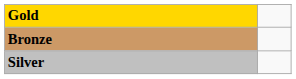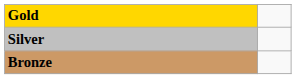rows swapped: (26, 62) <-> (30, 39)
